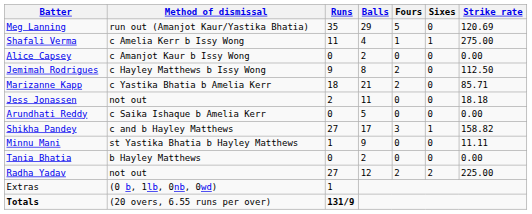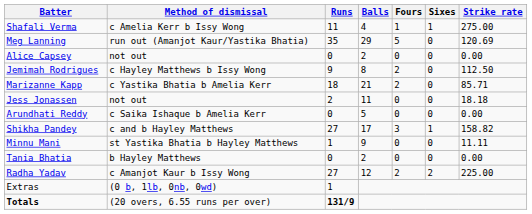rows swapped: (36, 26) <-> (42, 41)
(179, 56) c Amanjot Kaur b Issy Wong -> (128, 56) not out
(128, 172) not out -> (179, 172) c Amanjot Kaur b Issy Wong
